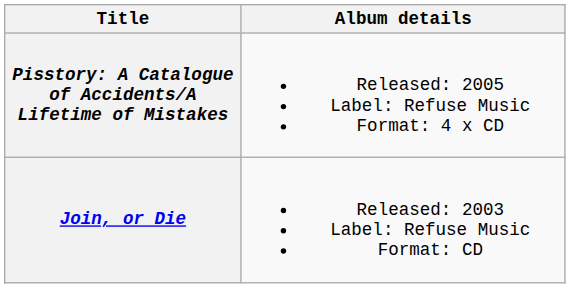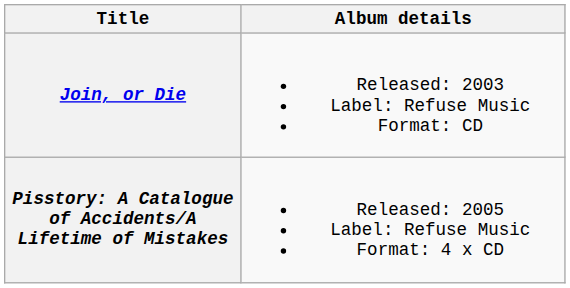rows swapped: (123, 220) <-> (123, 96)
